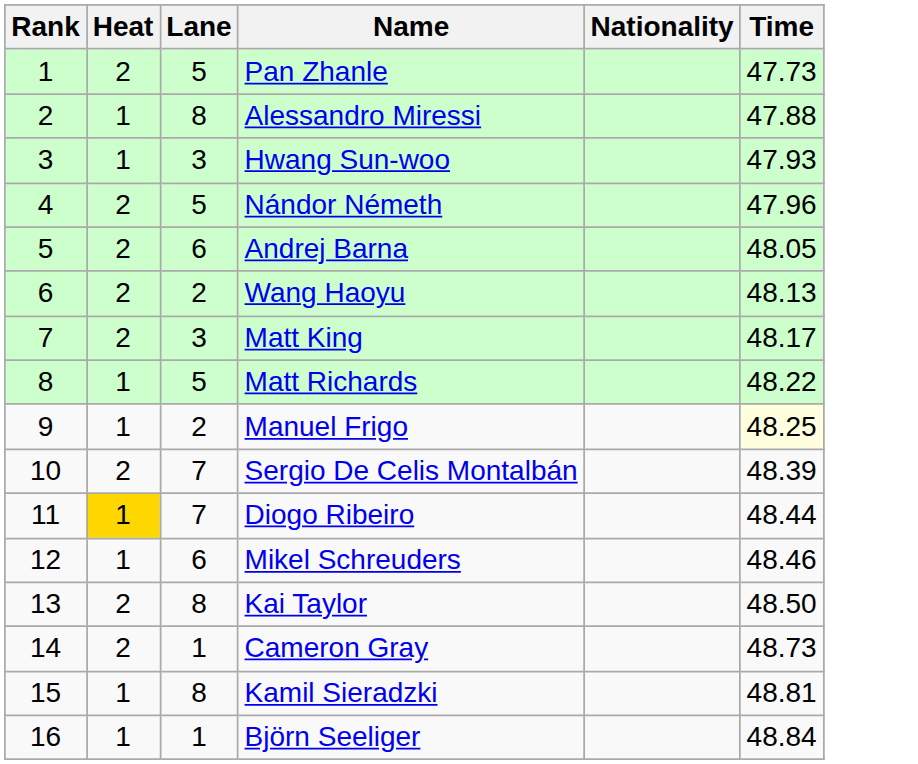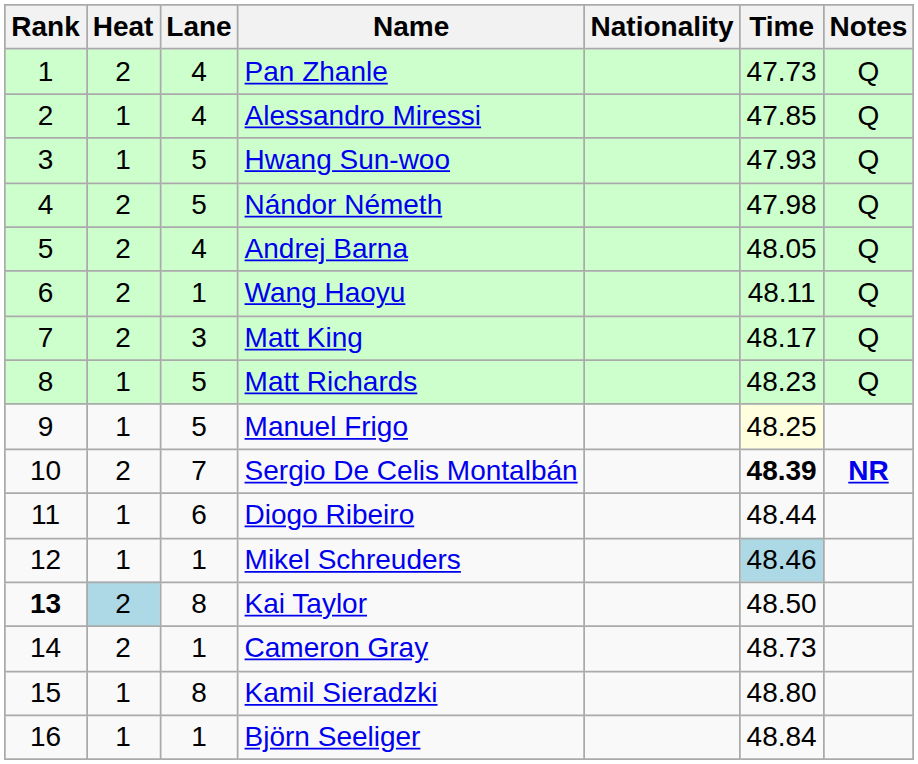+ column: (868, 26)
(199, 71) 5 -> (199, 71) 4
(199, 115) 8 -> (199, 115) 4
(782, 115) 47.88 -> (782, 115) 47.85
(199, 159) 3 -> (199, 159) 5
(782, 204) 47.96 -> (782, 204) 47.98
(199, 248) 6 -> (199, 248) 4
(199, 293) 2 -> (199, 293) 1
(782, 293) 48.13 -> (782, 293) 48.11
(782, 381) 48.22 -> (782, 381) 48.23
(199, 426) 2 -> (199, 426) 5
(782, 470) normal -> (782, 470) bold
(123, 515) gold background -> (123, 515) no background
(199, 515) 7 -> (199, 515) 6
(199, 559) 6 -> (199, 559) 1
(782, 559) no background -> (782, 559) lightblue background
(46, 603) normal -> (46, 603) bold
(123, 603) no background -> (123, 603) lightblue background
(782, 692) 48.81 -> (782, 692) 48.80
